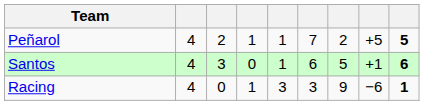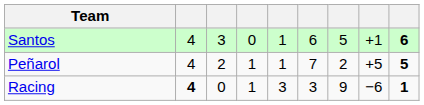rows swapped: (31, 64) <-> (34, 40)
(191, 87) normal -> (191, 87) bold
